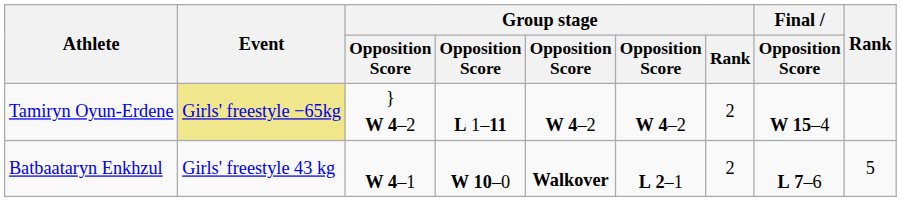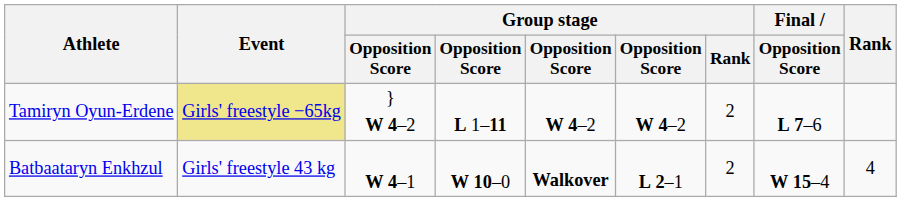(800, 125) W 15–4 -> (800, 125) L 7–6
(800, 181) L 7–6 -> (800, 181) W 15–4
(870, 168) 5 -> (870, 168) 4
